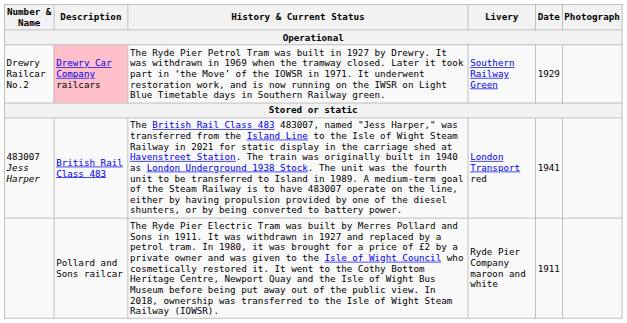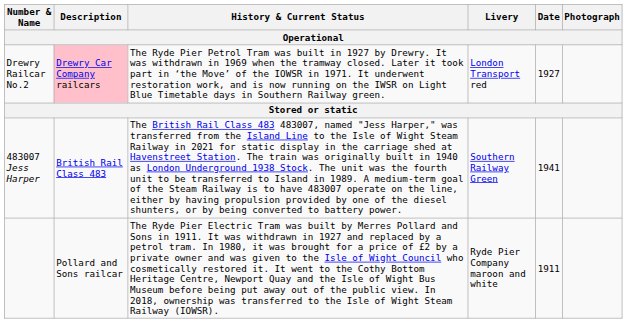(492, 74) Southern Railway Green -> (495, 74) London Transport red
(549, 74) 1929 -> (549, 74) 1927
(495, 168) London Transport red -> (492, 168) Southern Railway Green
